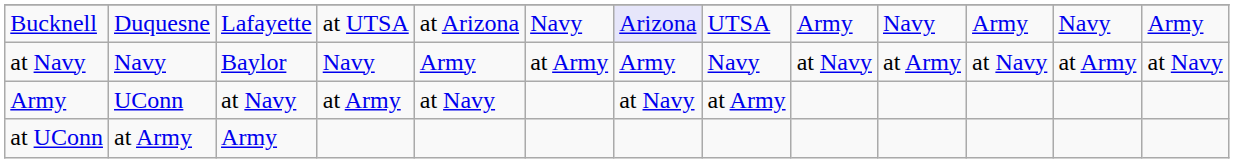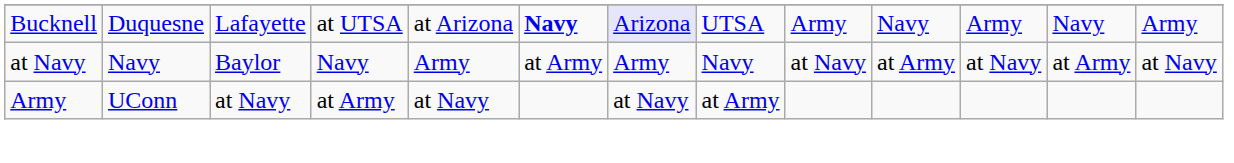(556, 23) normal -> (551, 23) bold
- row: (57, 137)
